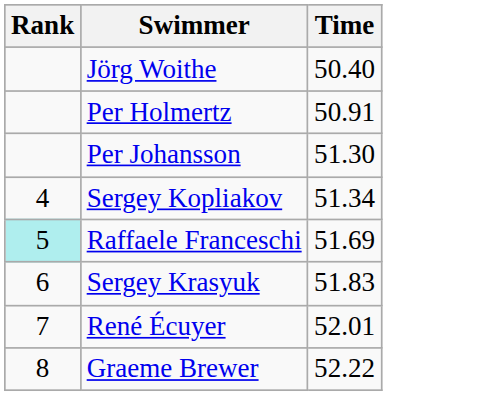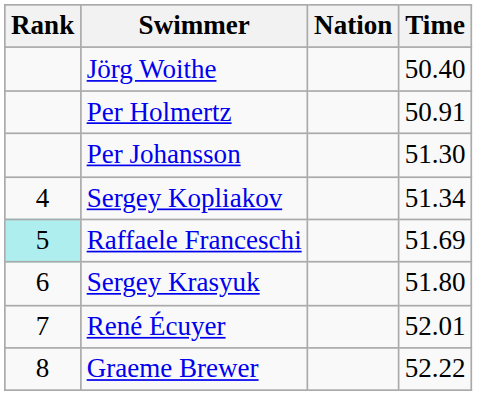+ column: (353, 25)
(345, 283) 51.83 -> (435, 283) 51.80
